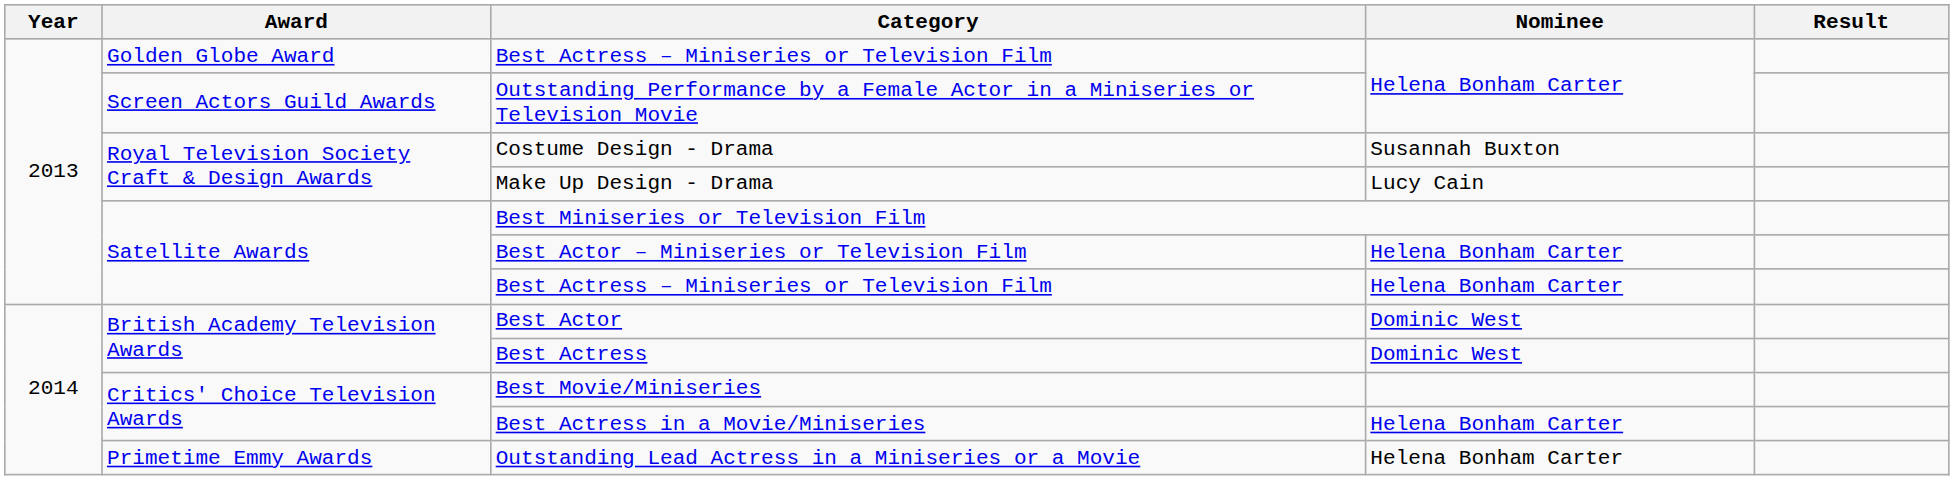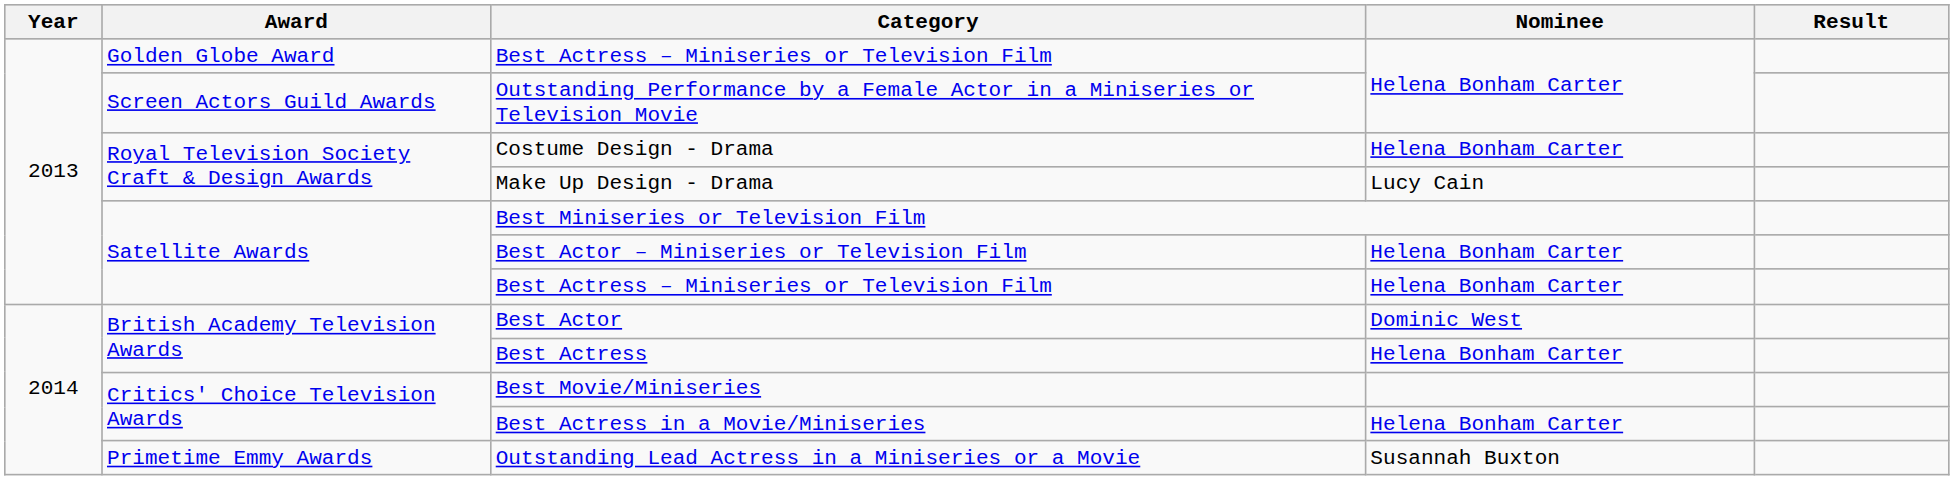(1465, 149) Susannah Buxton -> (1497, 149) Helena Bonham Carter
(1446, 355) Dominic West -> (1497, 355) Helena Bonham Carter
(1497, 458) Helena Bonham Carter -> (1465, 458) Susannah Buxton
